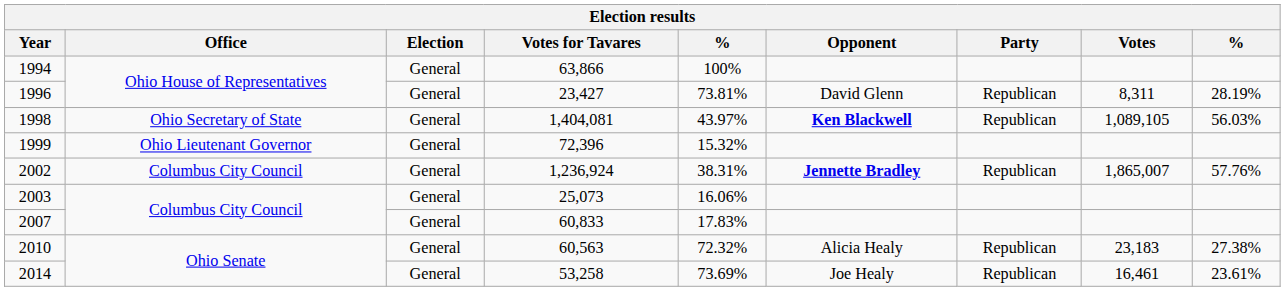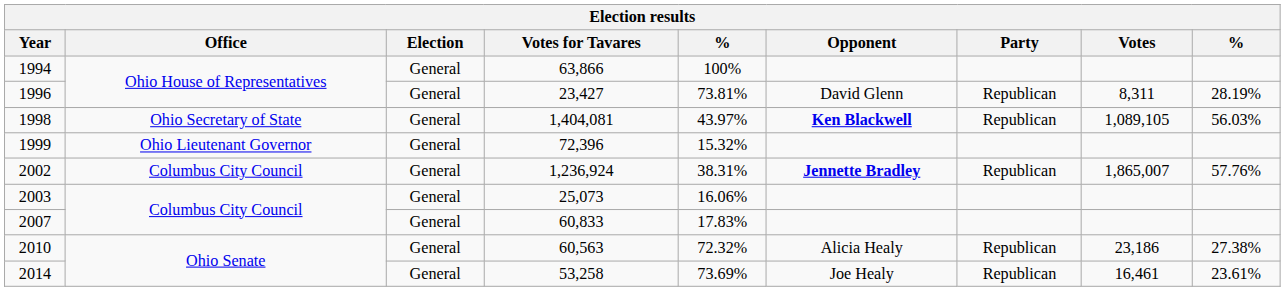(1137, 247) 23,183 -> (1137, 247) 23,186
